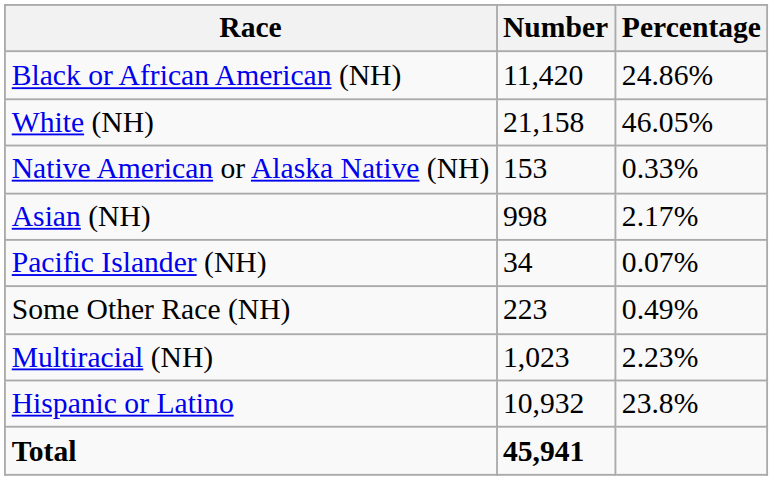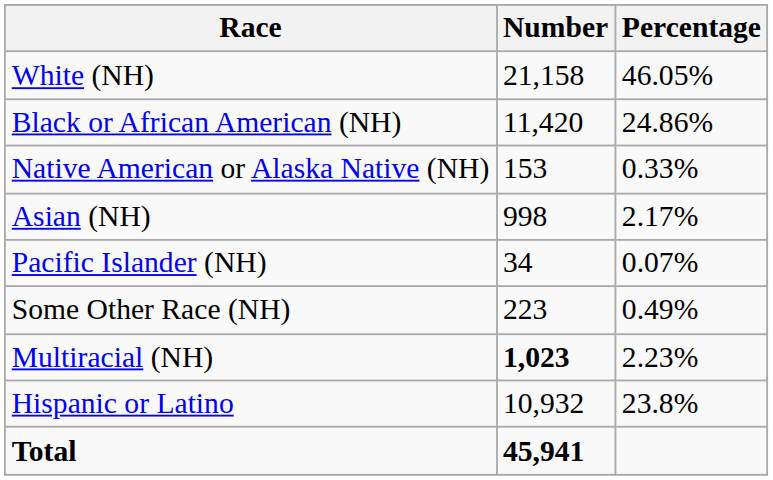rows swapped: (83, 121) <-> (207, 74)
(536, 356) normal -> (536, 356) bold
